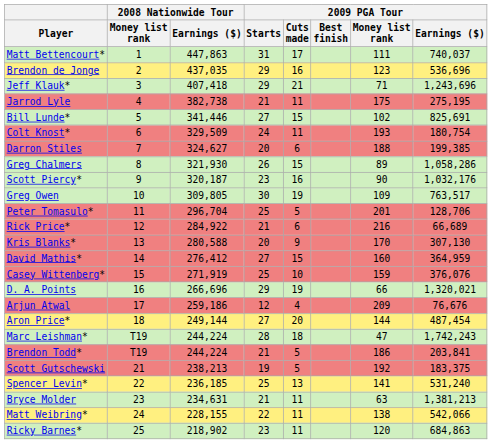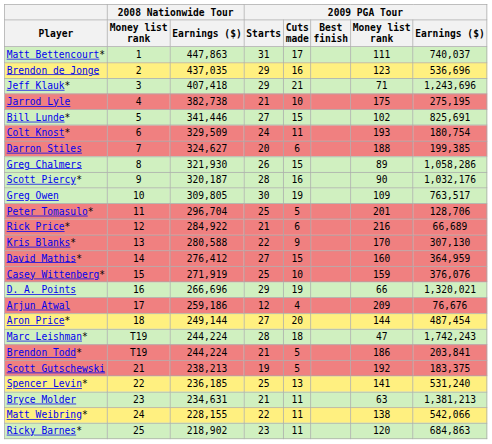(297, 102) 11 -> (297, 102) 10
(264, 180) 23 -> (264, 180) 28
(264, 243) 20 -> (264, 243) 22
